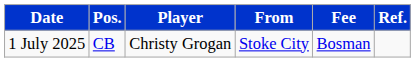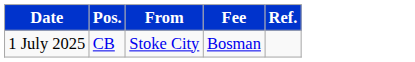- column: (180, 17)
